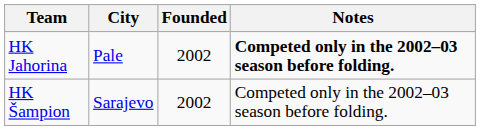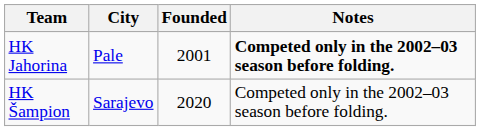(194, 55) 2002 -> (194, 55) 2001
(194, 102) 2002 -> (194, 102) 2020
